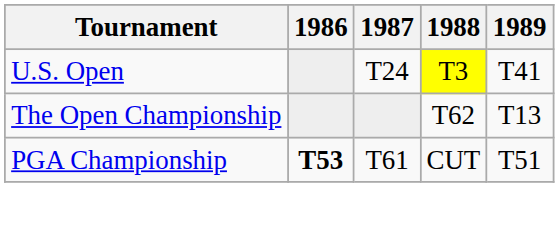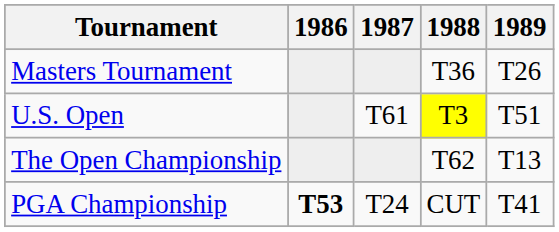+ row: (122, 71)
(387, 71) T24 -> (387, 115) T61
(520, 71) T41 -> (520, 115) T51
(387, 159) T61 -> (387, 204) T24
(520, 159) T51 -> (520, 204) T41
